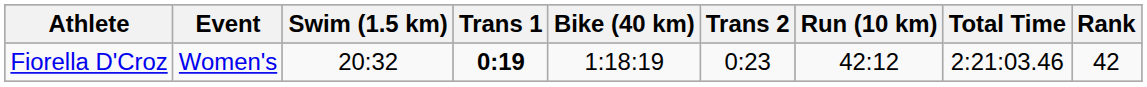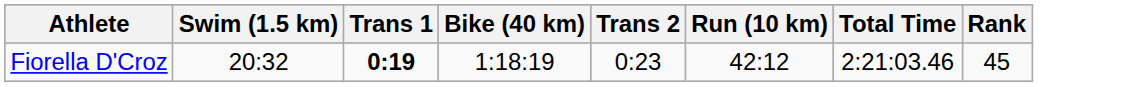- column: (228, 24)
(1106, 62) 42 -> (997, 62) 45
